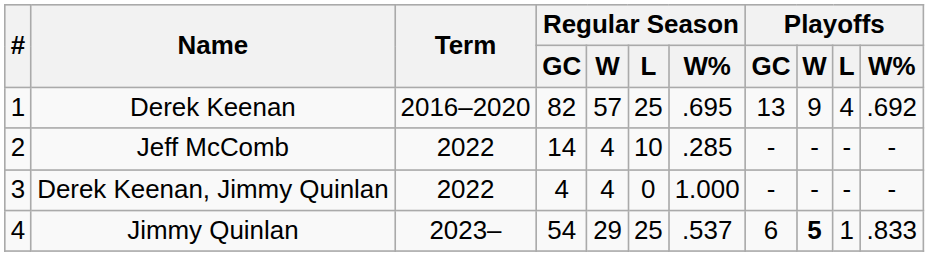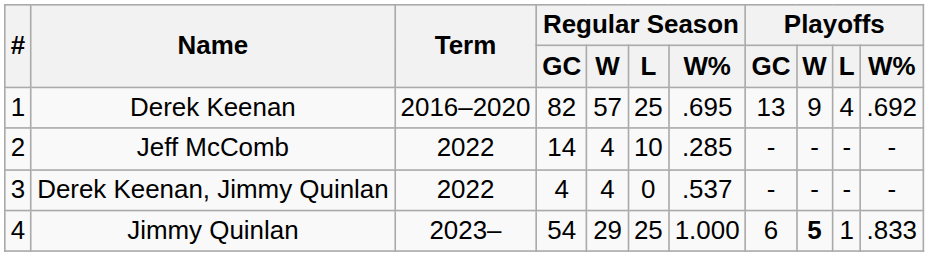(707, 189) 1.000 -> (707, 189) .537
(707, 230) .537 -> (707, 230) 1.000
